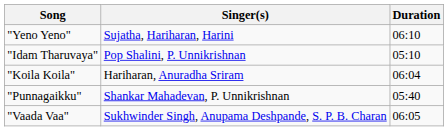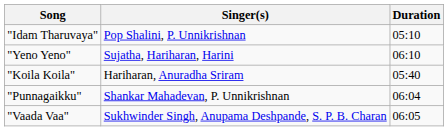rows swapped: (39, 35) <-> (53, 55)
(406, 75) 06:04 -> (406, 75) 05:40
(406, 96) 05:40 -> (406, 96) 06:04
